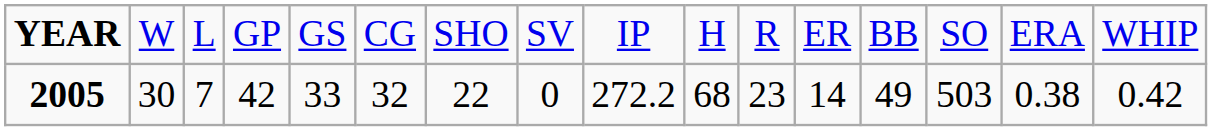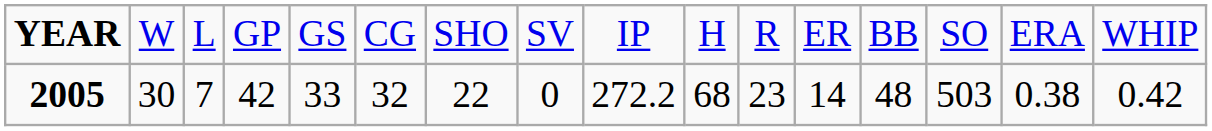(894, 93) 49 -> (894, 93) 48
